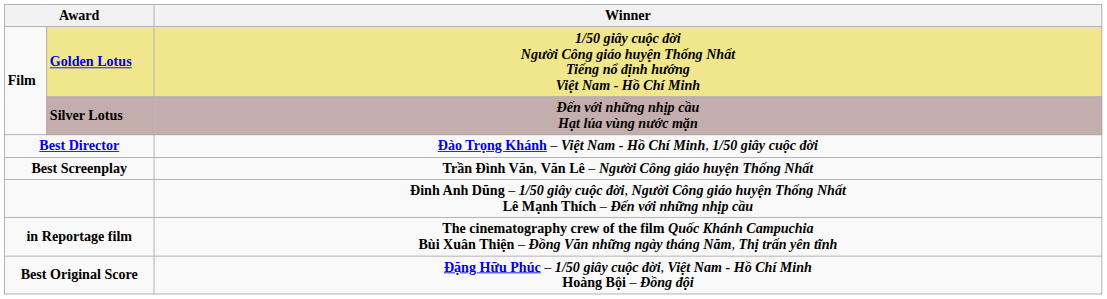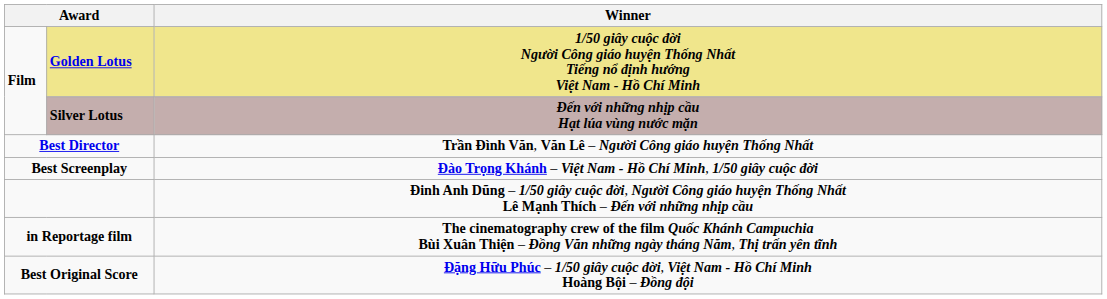(628, 146) Đào Trọng Khánh – Việt Nam - Hồ Chí Minh, 1/50 giây cuộc đời -> (628, 146) Trần Đình Văn, Văn Lê – Người Công giáo huyện Thống Nhất
(628, 168) Trần Đình Văn, Văn Lê – Người Công giáo huyện Thống Nhất -> (628, 168) Đào Trọng Khánh – Việt Nam - Hồ Chí Minh, 1/50 giây cuộc đời
